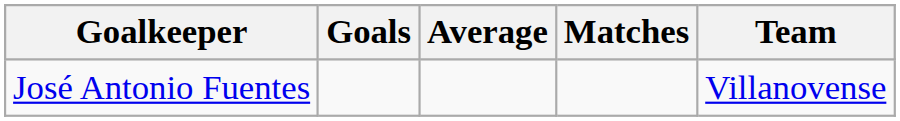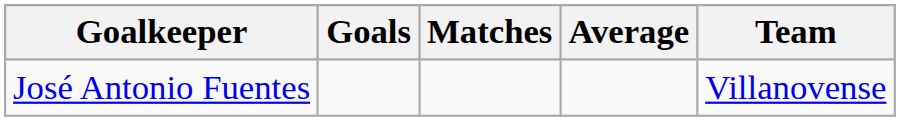columns swapped: (627, 32) <-> (487, 32)
